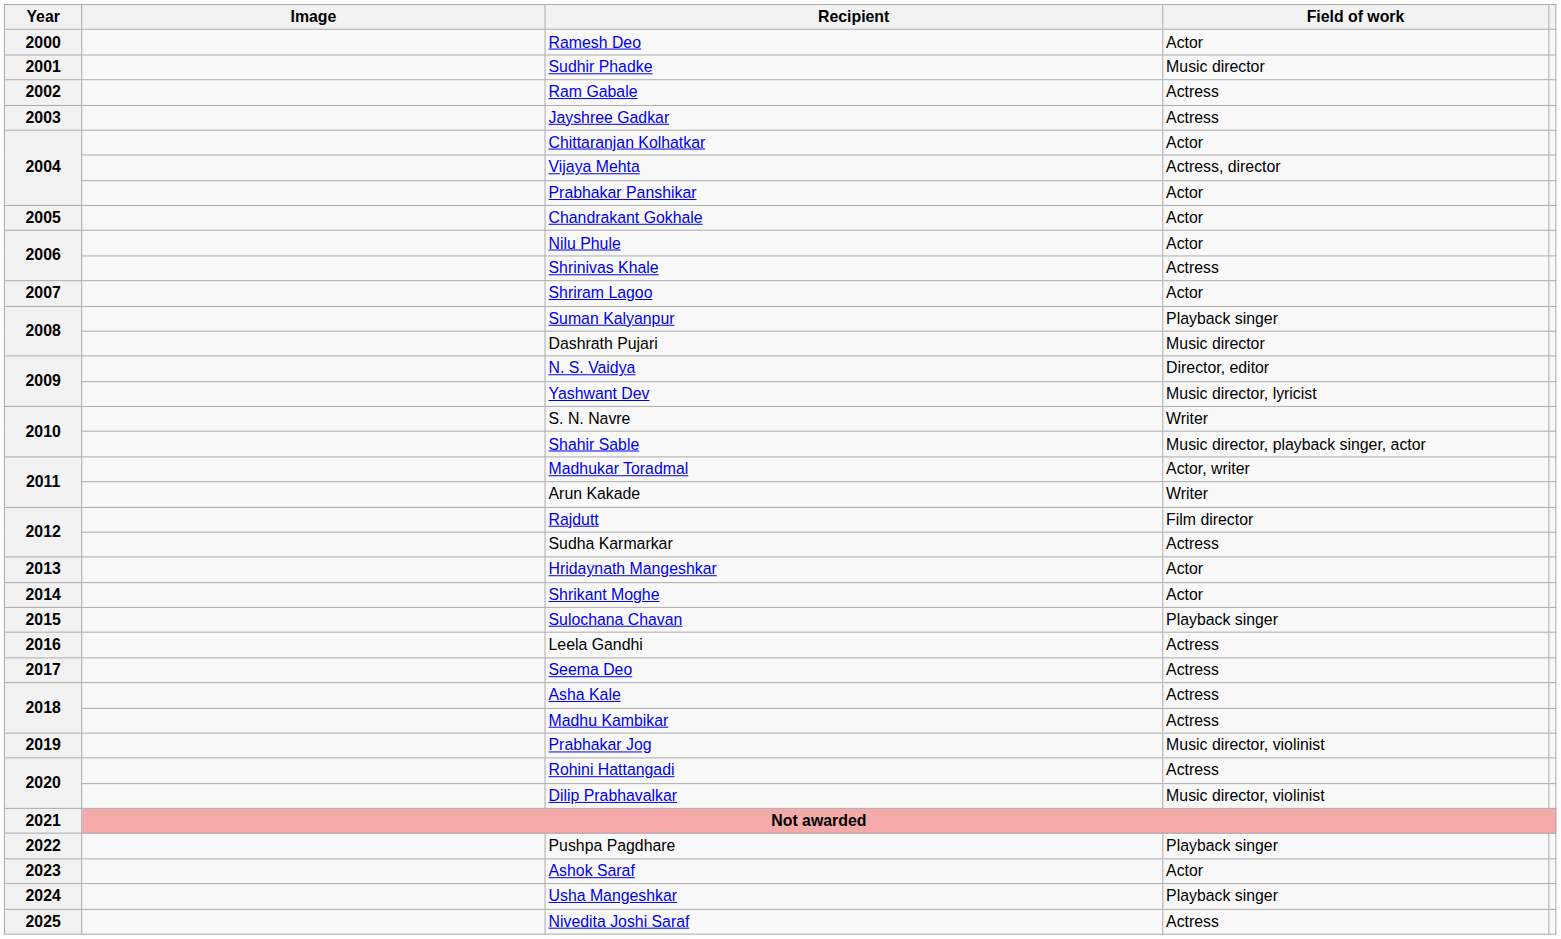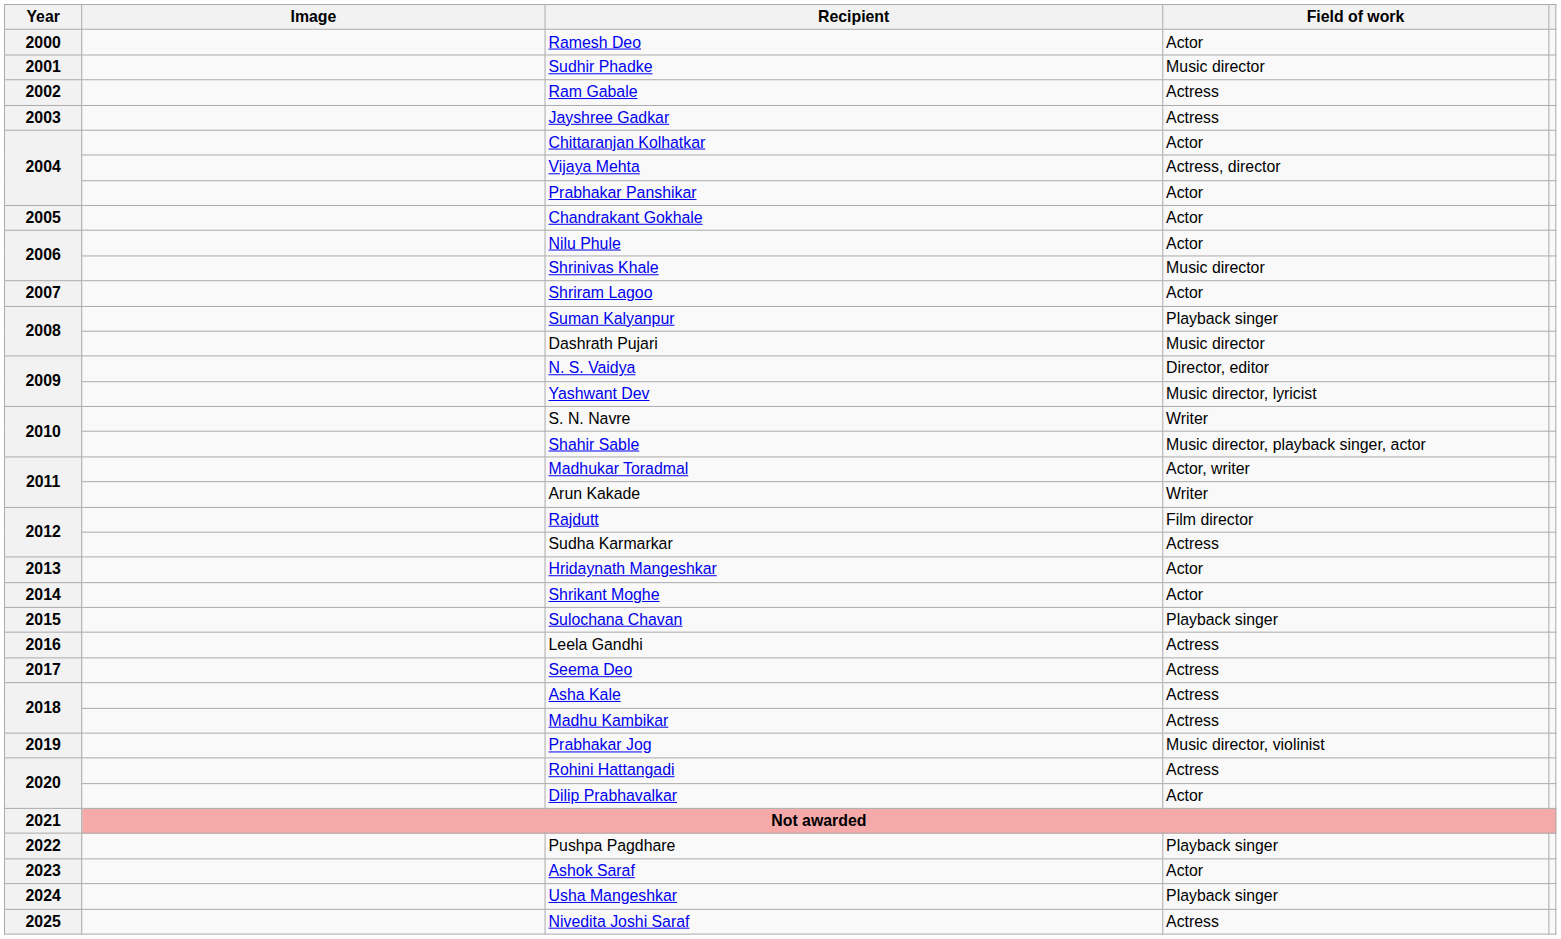(1193, 268) Actress -> (1215, 268) Music director
(1245, 795) Music director, violinist -> (1185, 795) Actor
